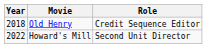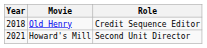(16, 37) 2022 -> (16, 37) 2021
